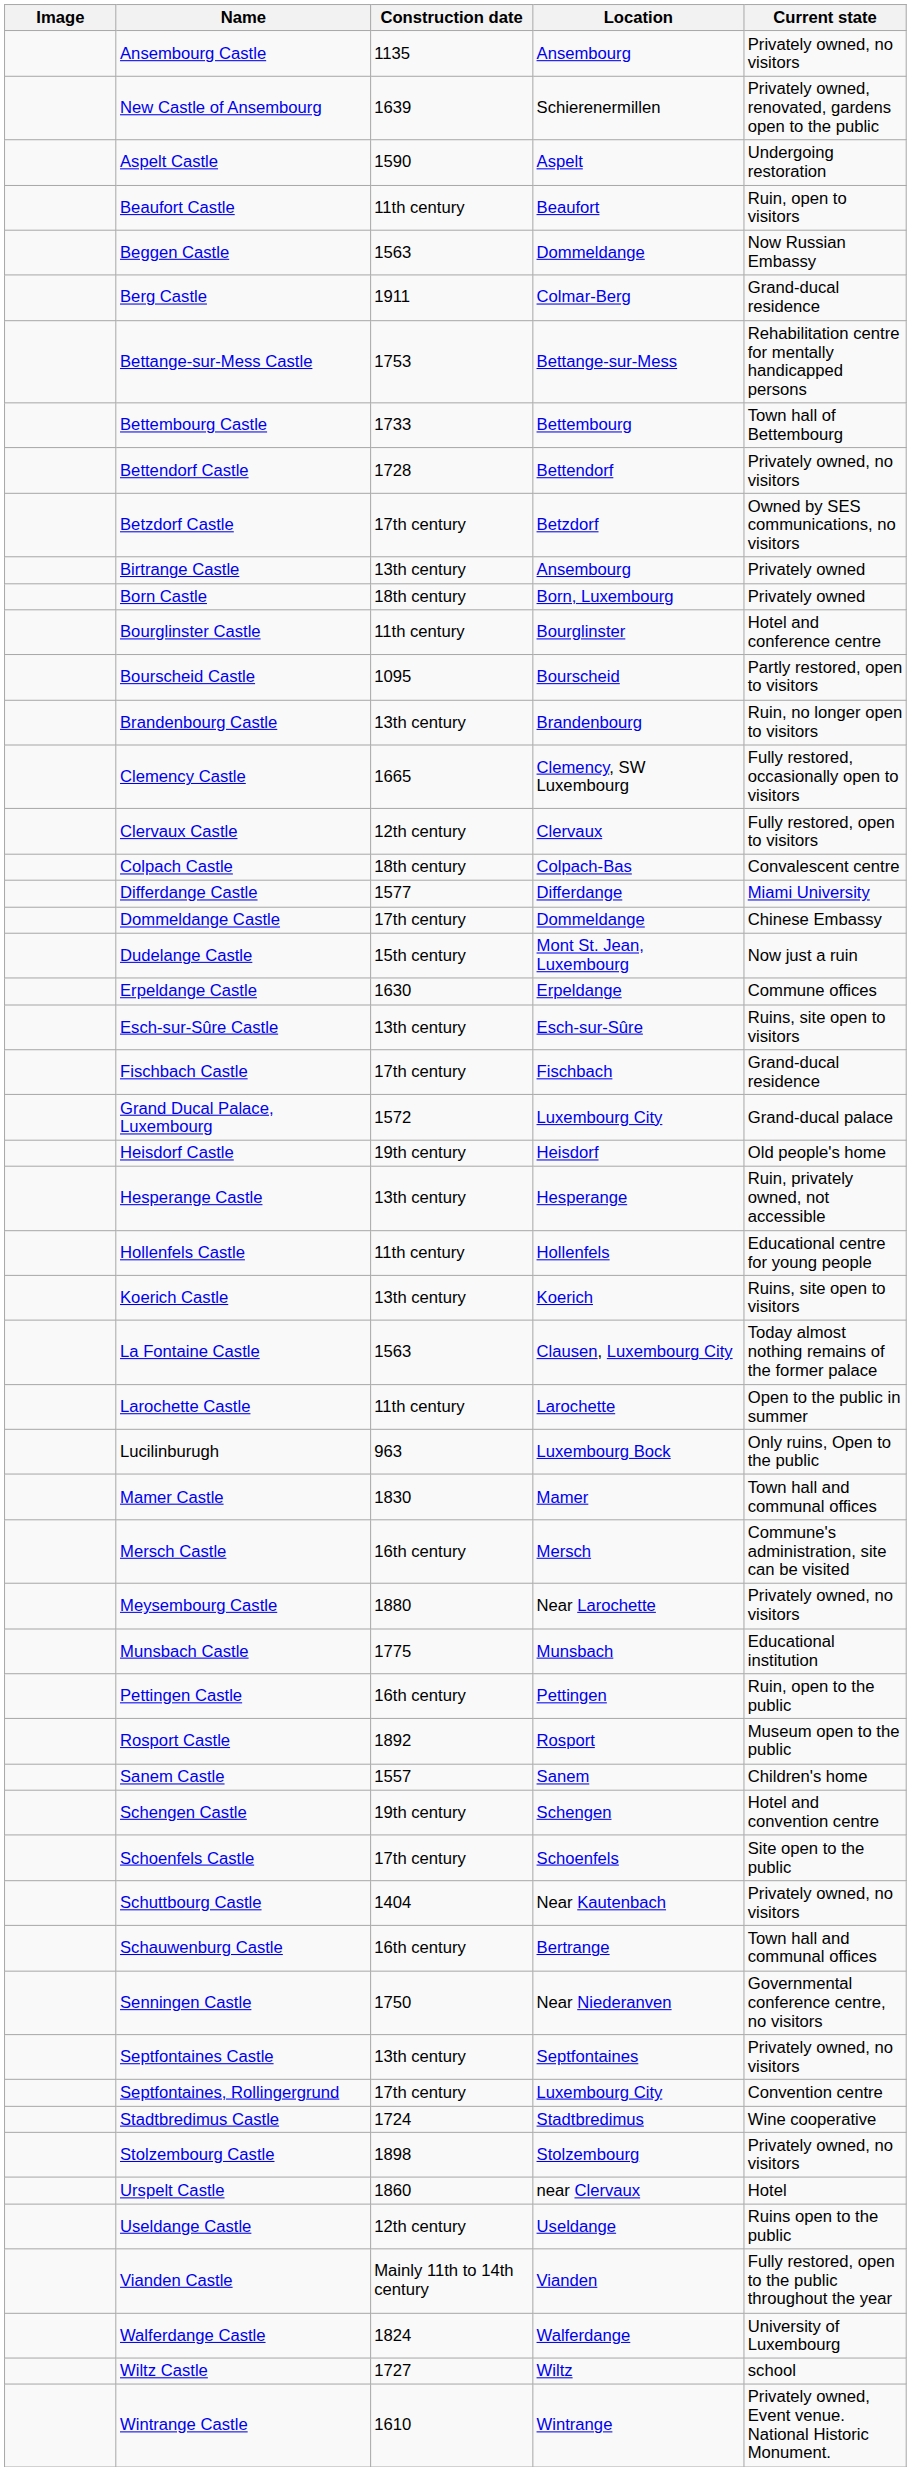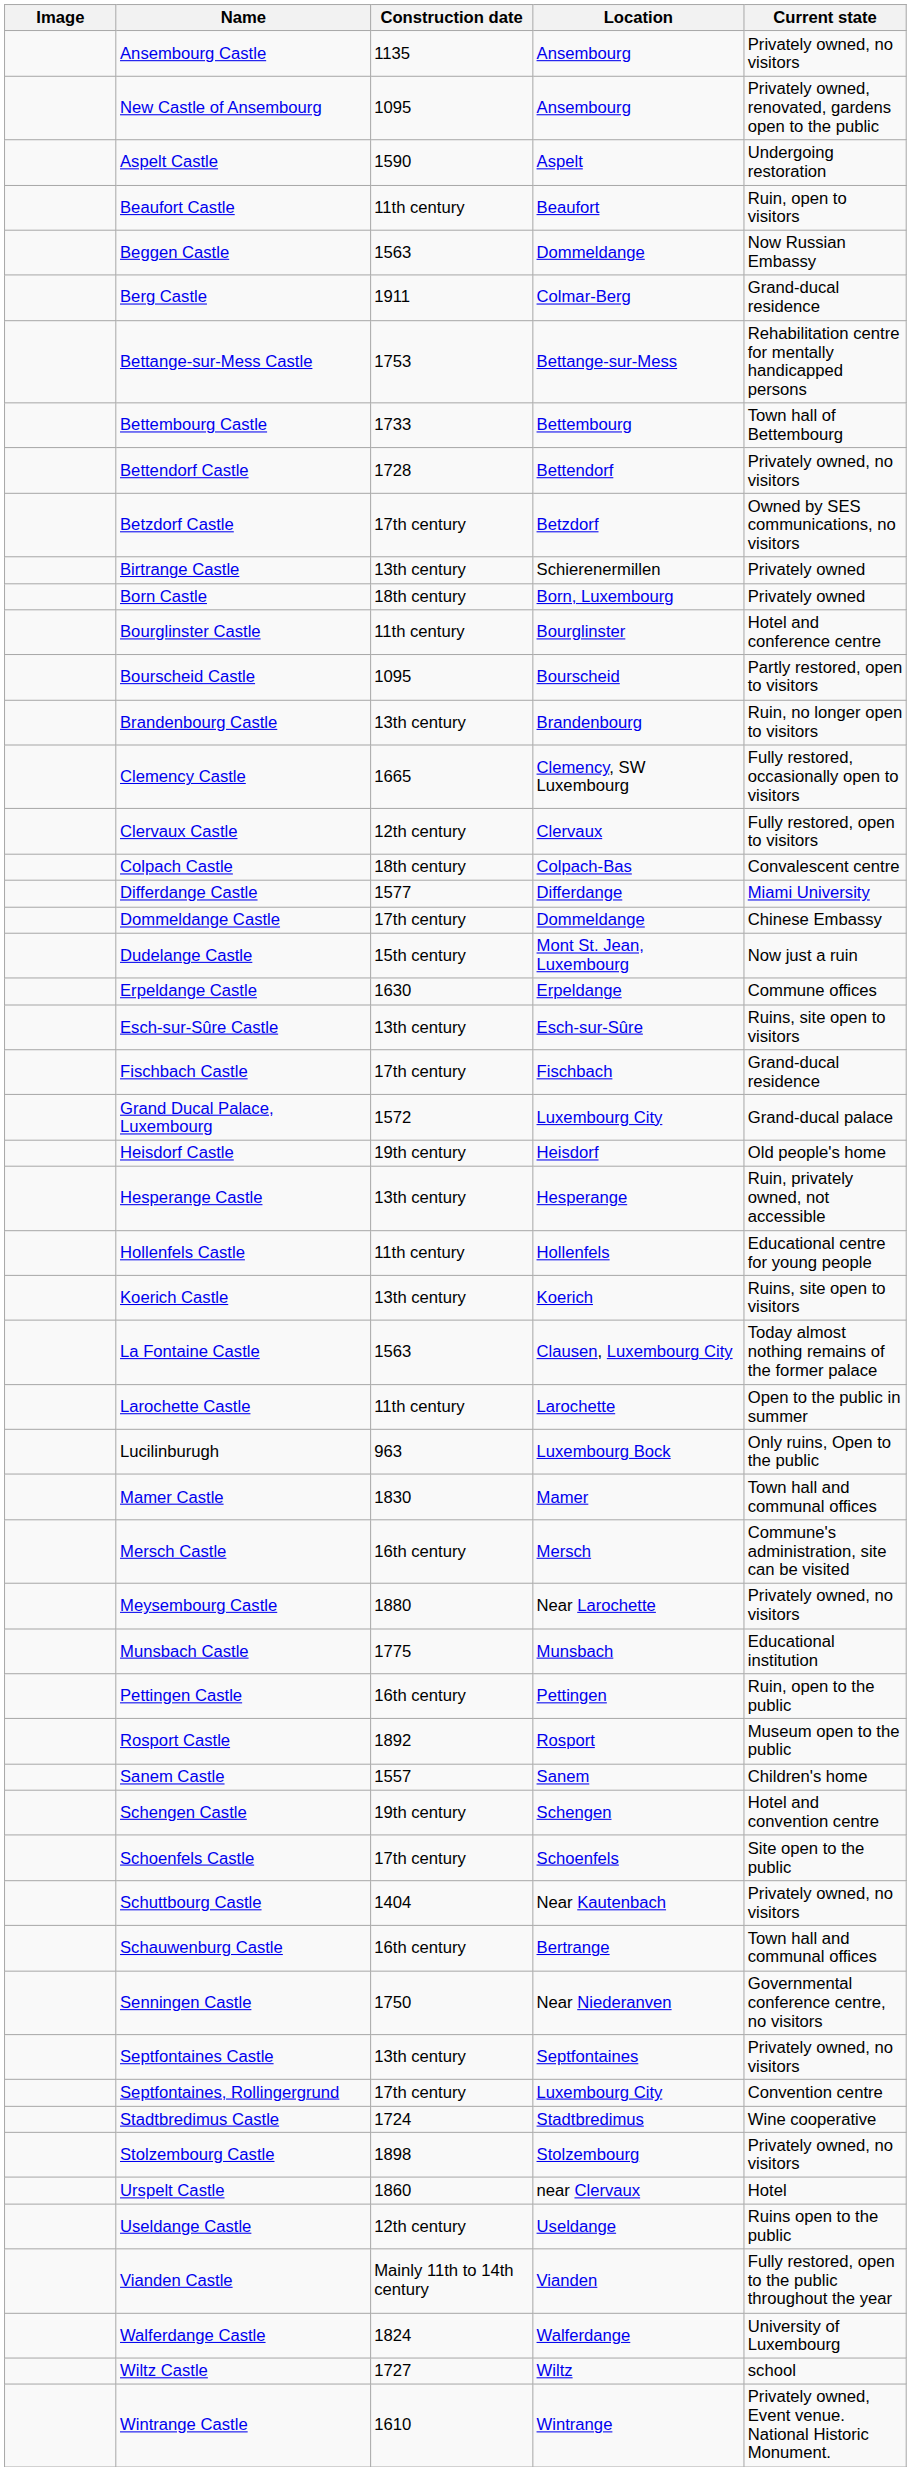(393, 107) 1639 -> (393, 107) 1095
(599, 107) Schierenermillen -> (584, 107) Ansembourg
(584, 570) Ansembourg -> (599, 570) Schierenermillen
